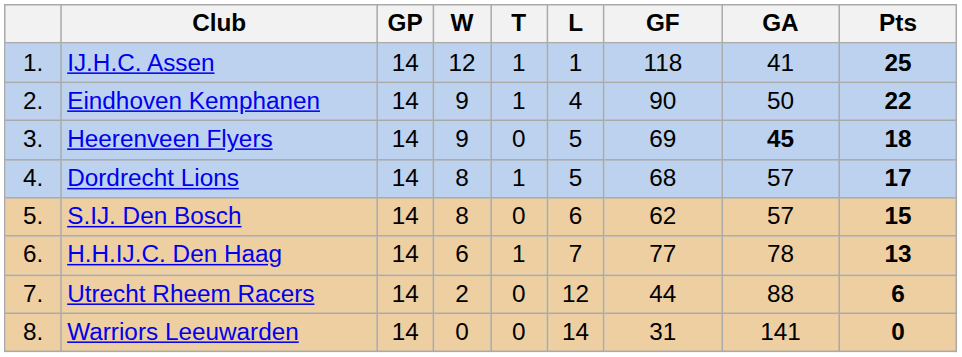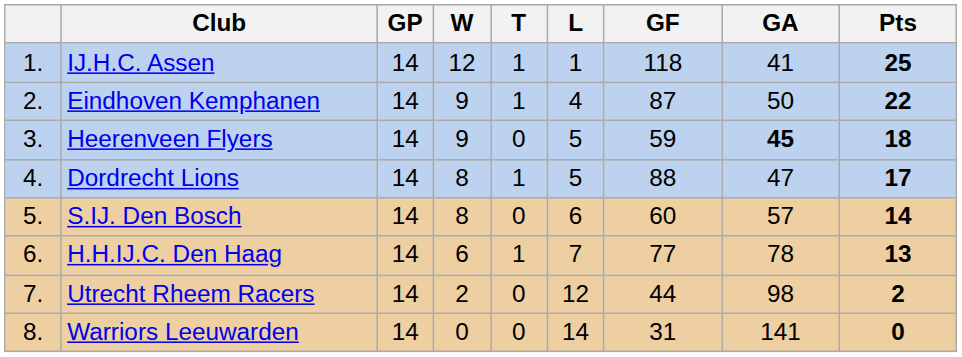(663, 100) 90 -> (663, 100) 87
(663, 139) 69 -> (663, 139) 59
(663, 178) 68 -> (663, 178) 88
(780, 178) 57 -> (780, 178) 47
(663, 216) 62 -> (663, 216) 60
(898, 216) 15 -> (898, 216) 14
(780, 293) 88 -> (780, 293) 98
(898, 293) 6 -> (898, 293) 2
